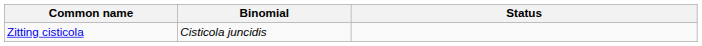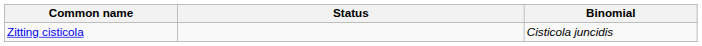columns swapped: (264, 13) <-> (524, 13)
